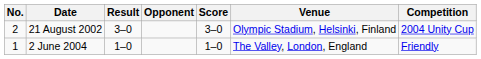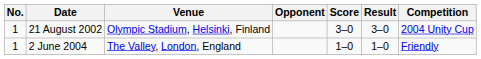columns swapped: (315, 12) <-> (123, 12)
(15, 29) 2 -> (15, 29) 1
